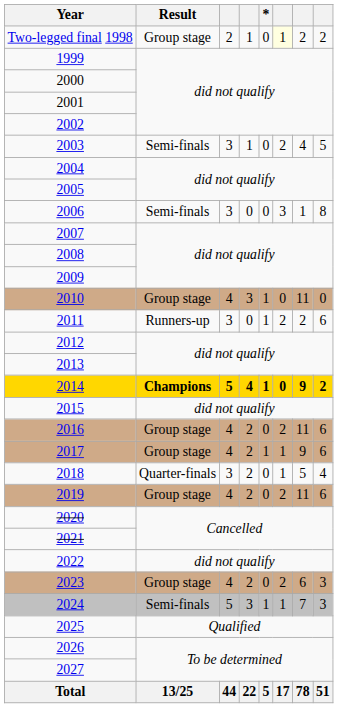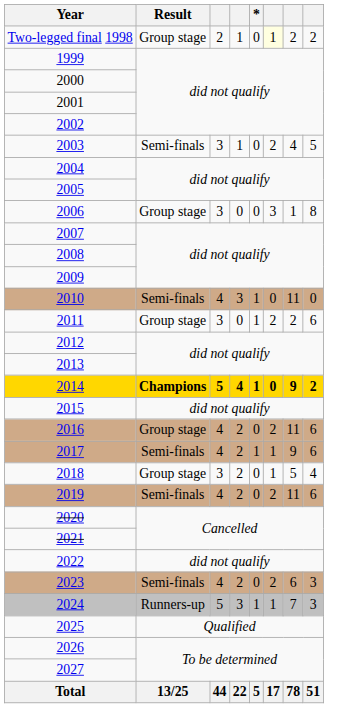(178, 211) Semi-finals -> (173, 211) Group stage
(178, 299) Group stage -> (173, 299) Semi-finals
(178, 320) Runners-up -> (173, 320) Group stage
(178, 451) Group stage -> (173, 451) Semi-finals
(178, 473) Quarter-finals -> (173, 473) Group stage
(178, 495) Group stage -> (173, 495) Semi-finals
(178, 582) Group stage -> (173, 582) Semi-finals
(178, 604) Semi-finals -> (173, 604) Runners-up
